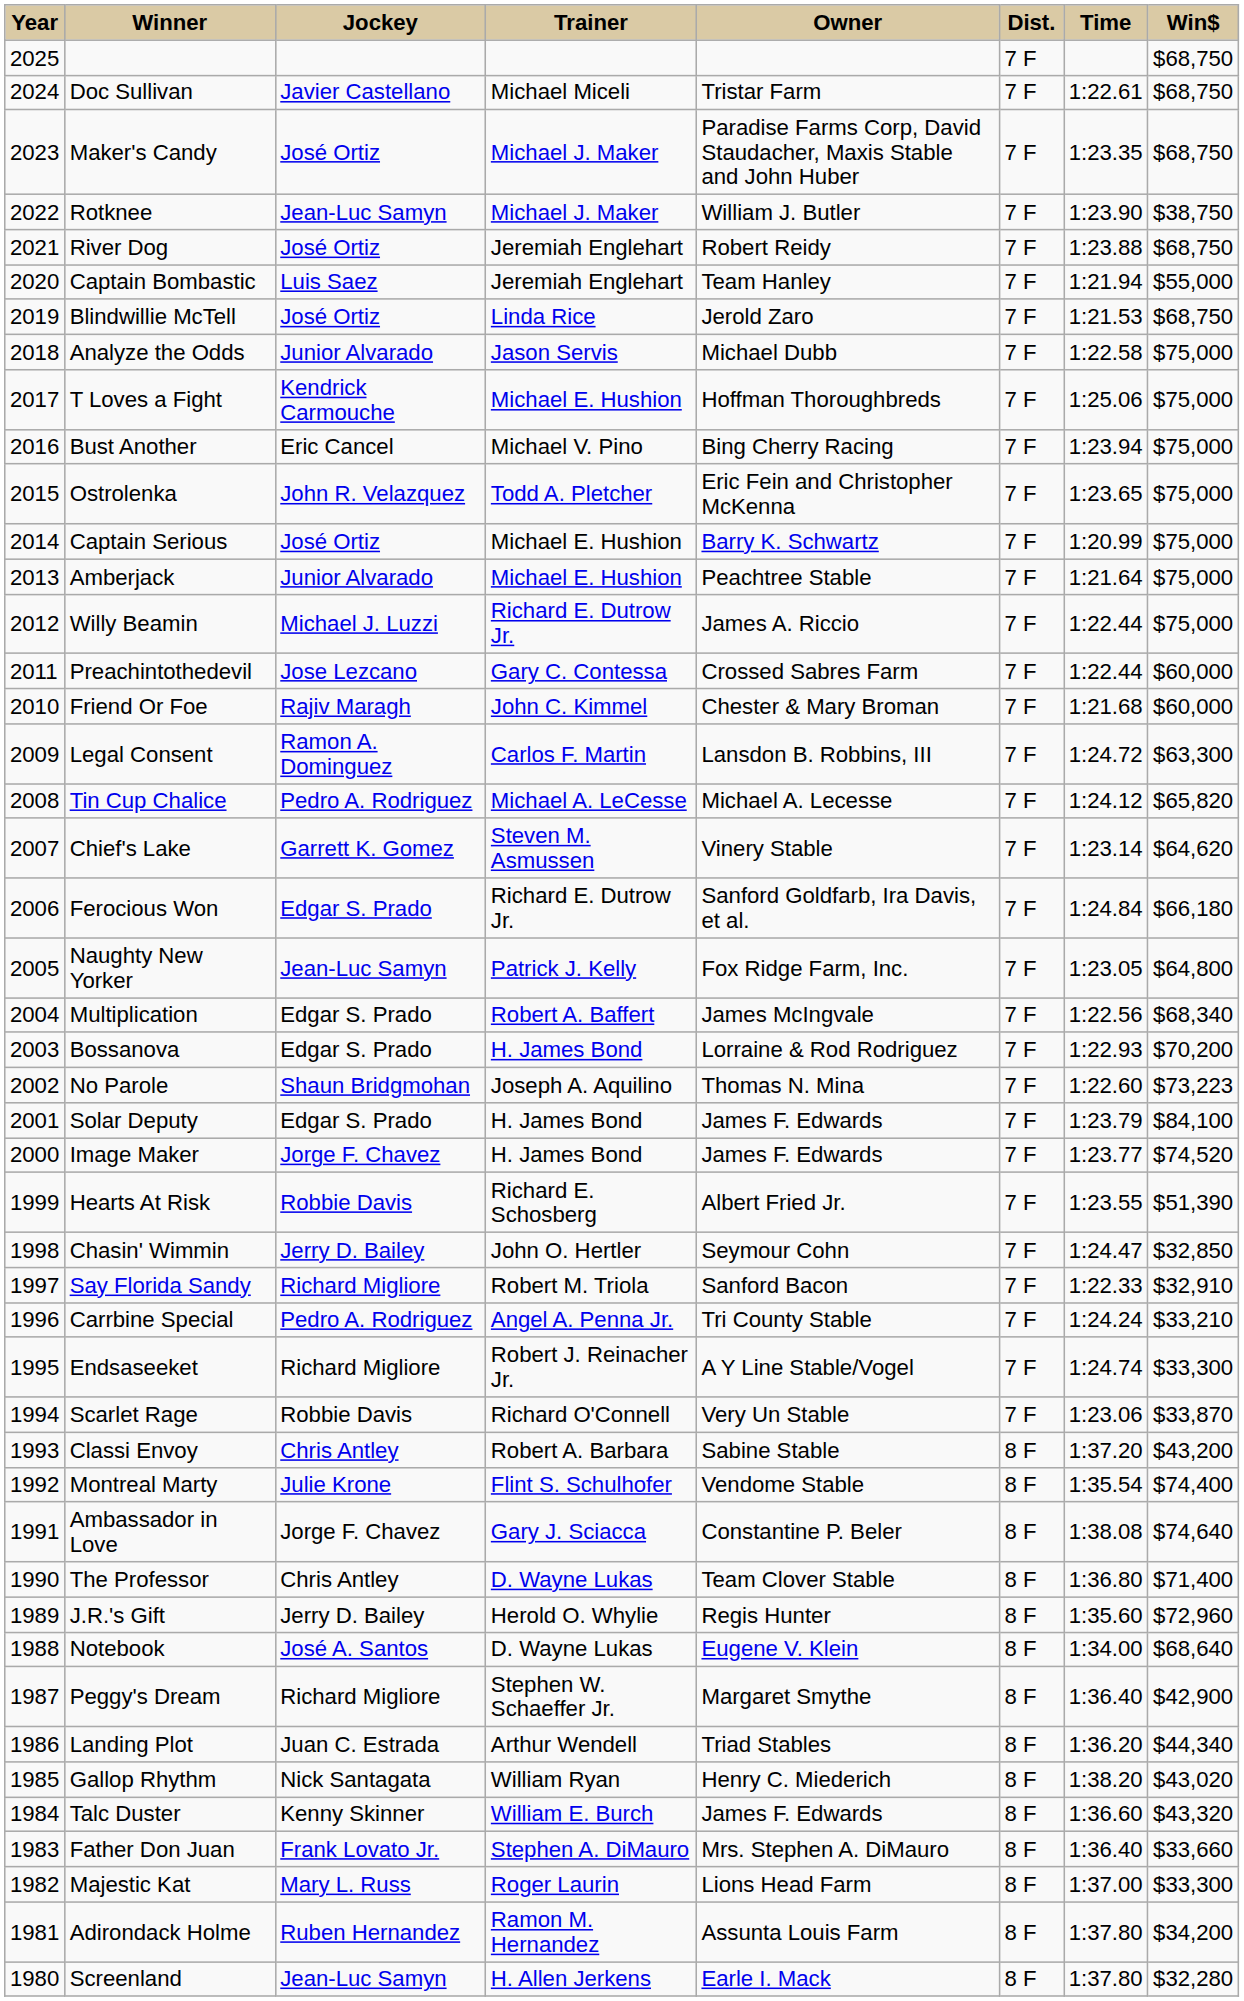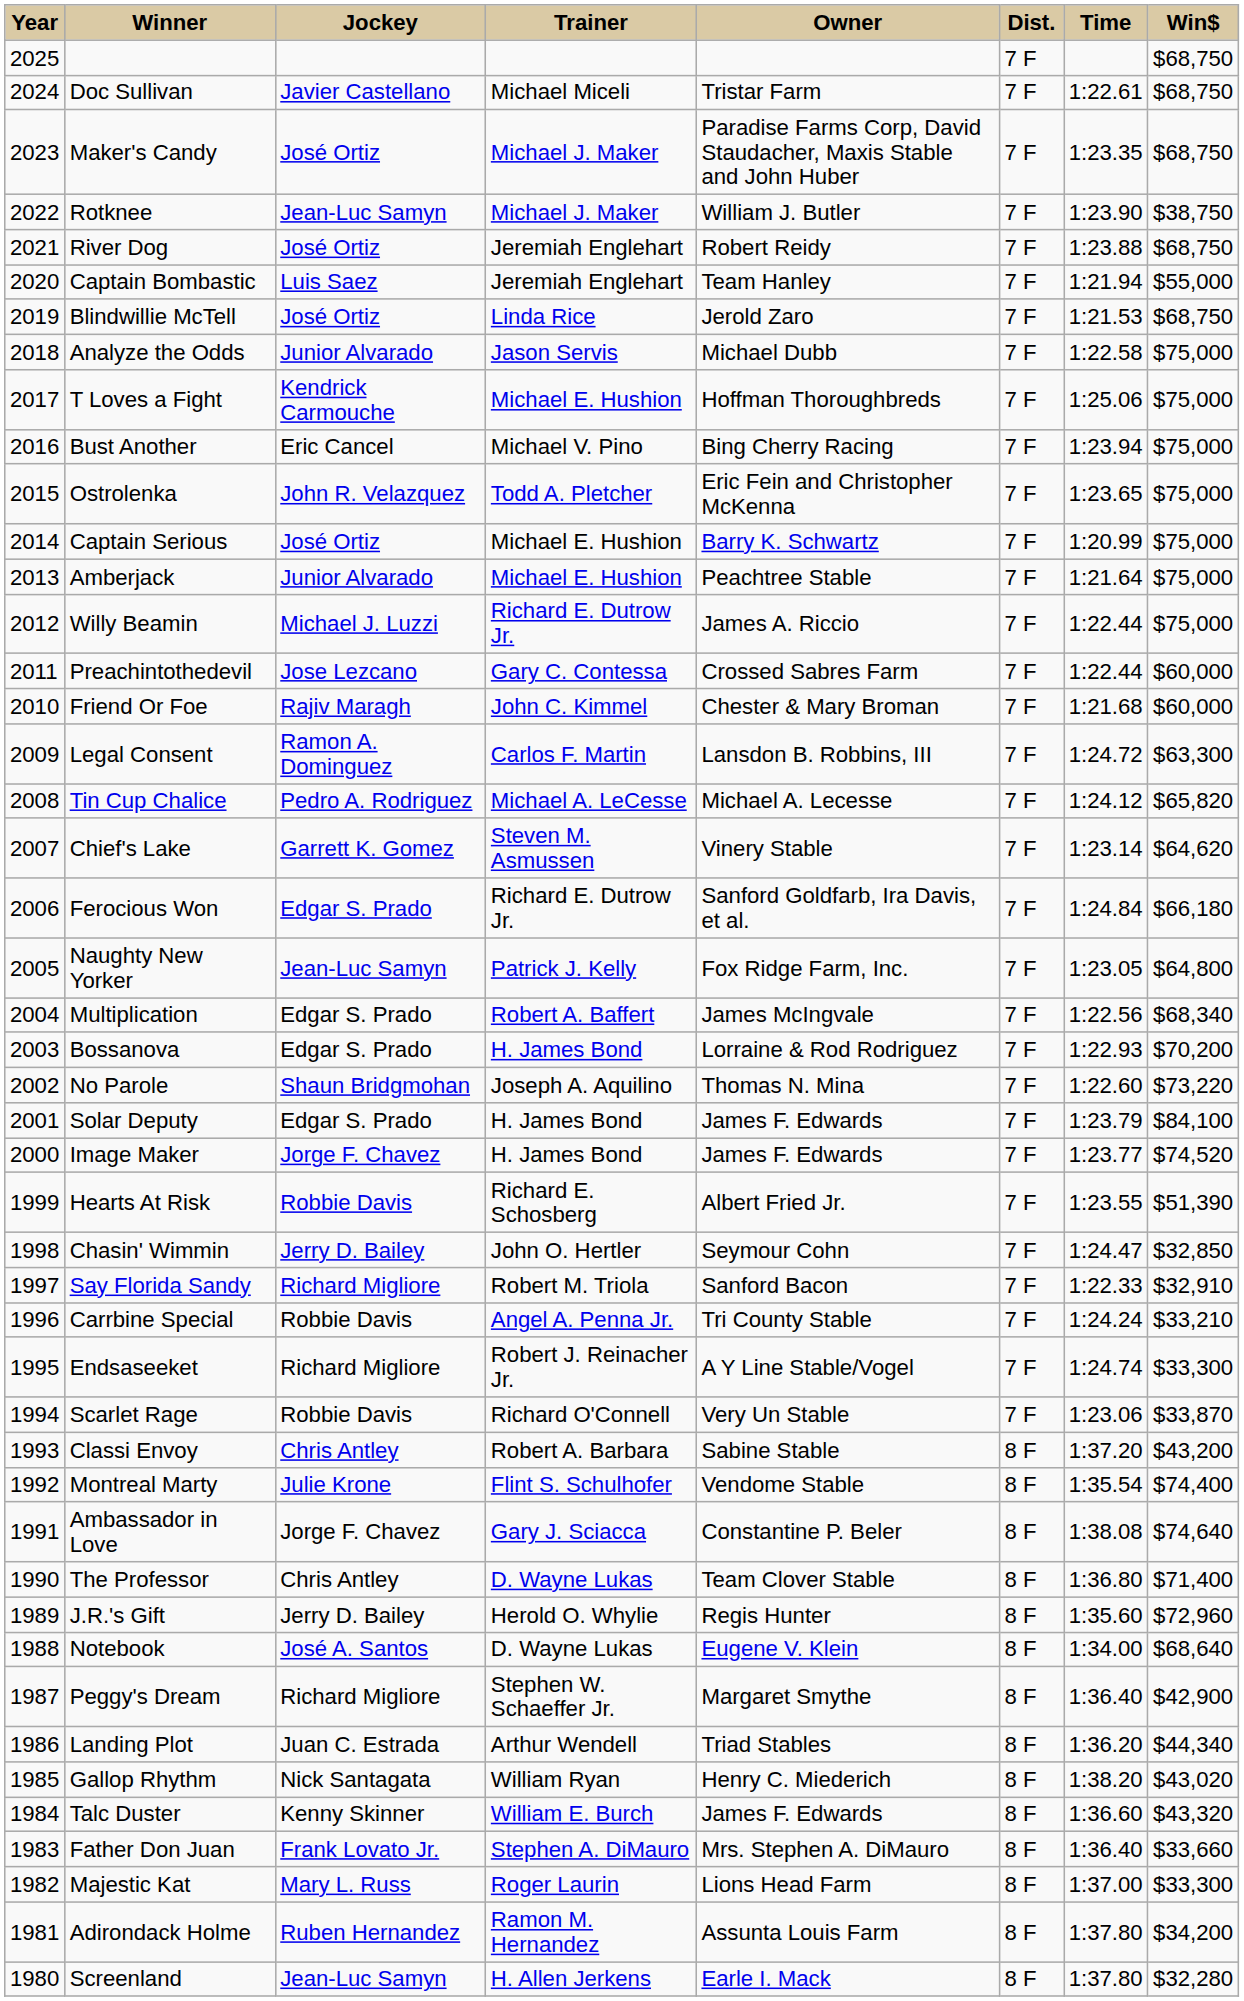(1193, 1085) $73,223 -> (1193, 1085) $73,220
(376, 1320) Pedro A. Rodriguez -> (346, 1320) Robbie Davis
